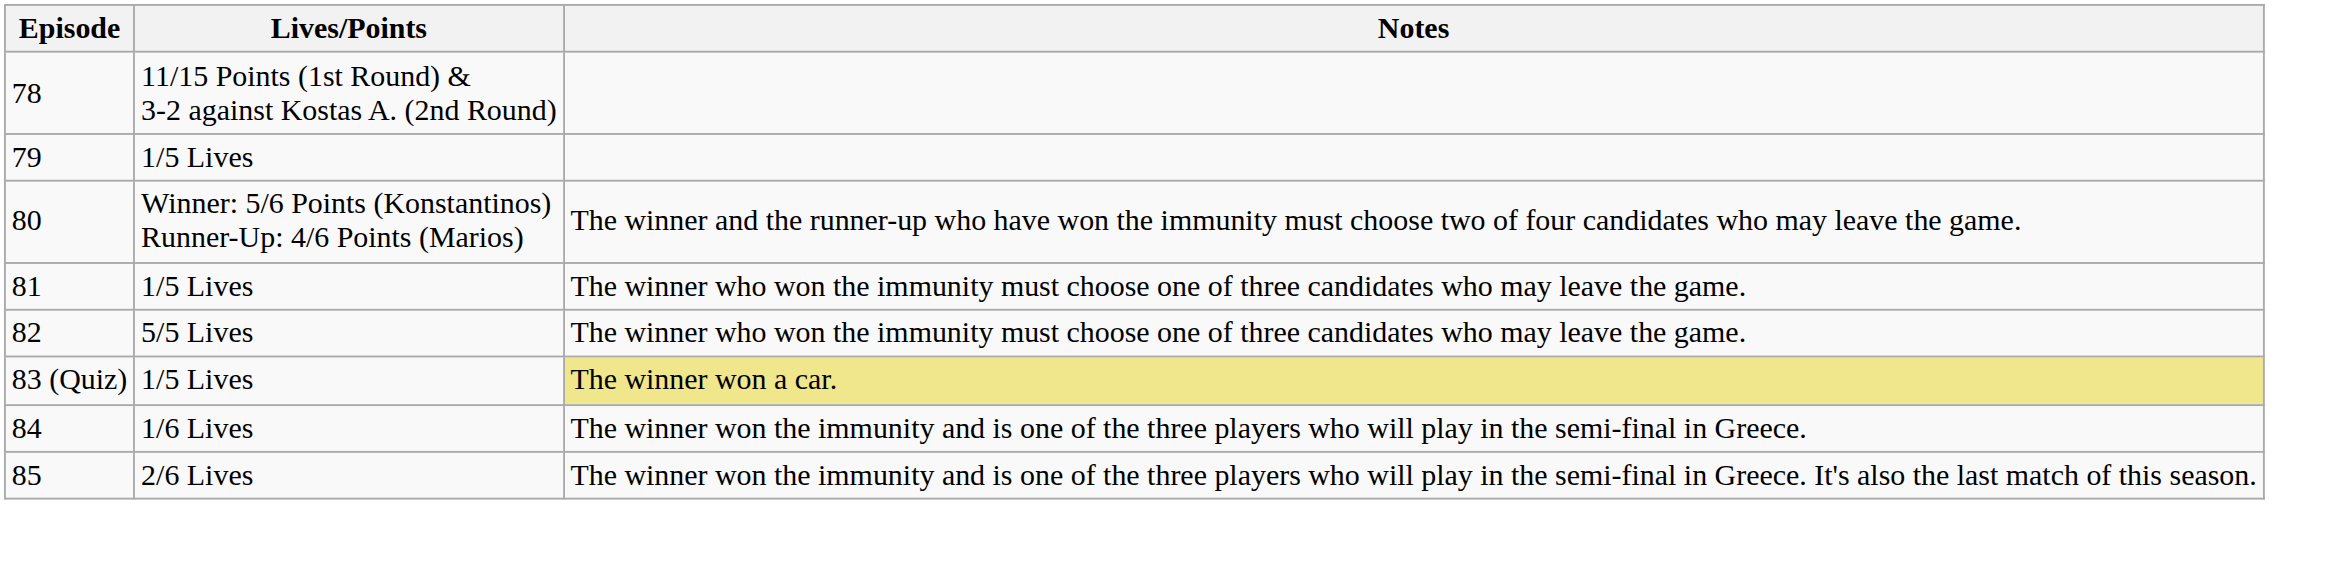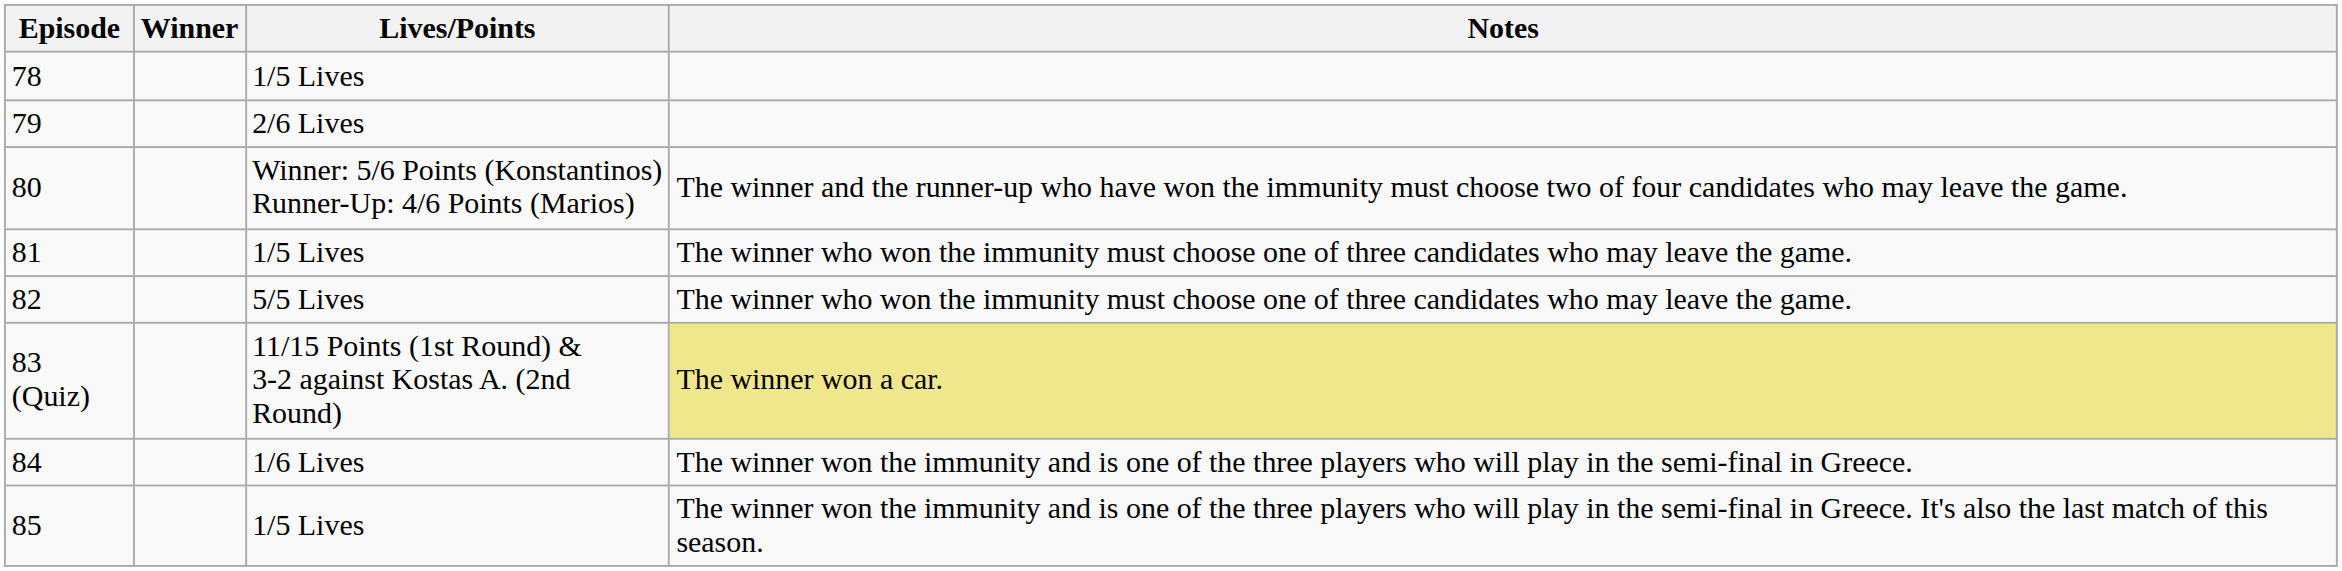+ column: (190, 28)
(349, 92) 11/15 Points (1st Round) & 3-2 against Kostas A. (2nd Round) -> (308, 75) 1/5 Lives
(197, 156) 1/5 Lives -> (308, 123) 2/6 Lives
(197, 380) 1/5 Lives -> (417, 380) 11/15 Points (1st Round) & 3-2 against Kostas A. (2nd Round)
(197, 475) 2/6 Lives -> (308, 525) 1/5 Lives
